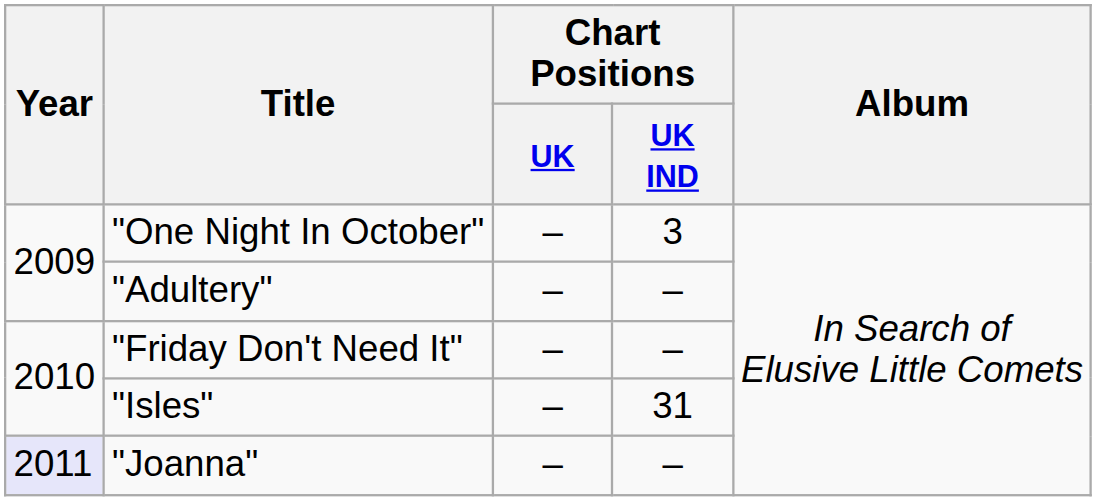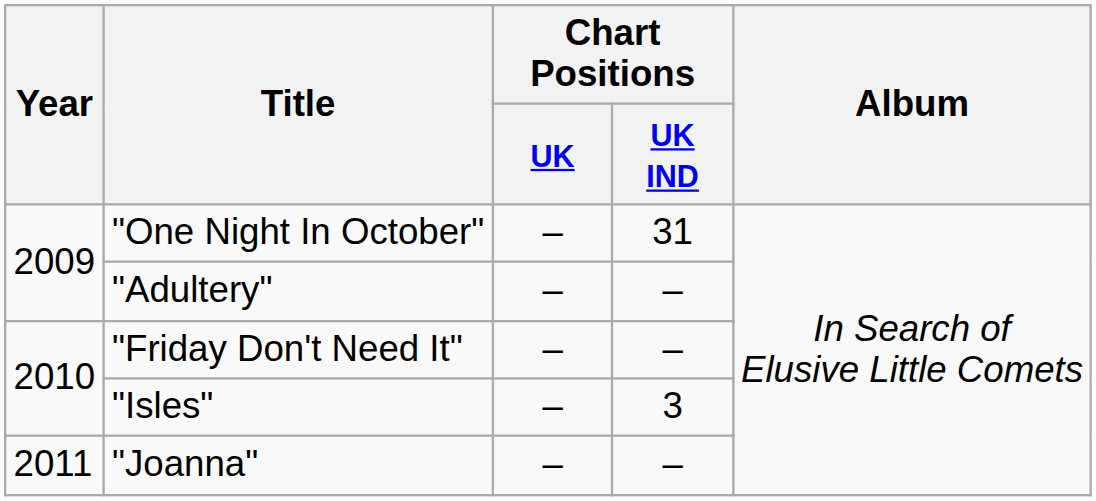(673, 232) 3 -> (673, 232) 31
(673, 406) 31 -> (673, 406) 3
(53, 464) lavender background -> (53, 464) no background
